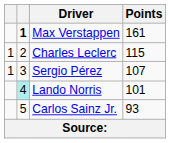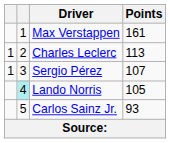(23, 33) bold -> (23, 33) normal
(135, 52) 115 -> (135, 52) 113
(135, 90) 101 -> (135, 90) 105
